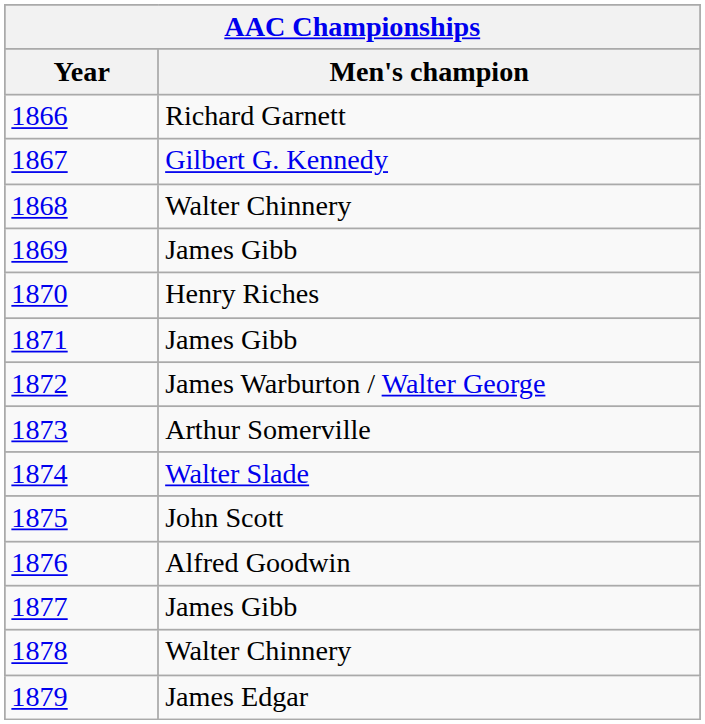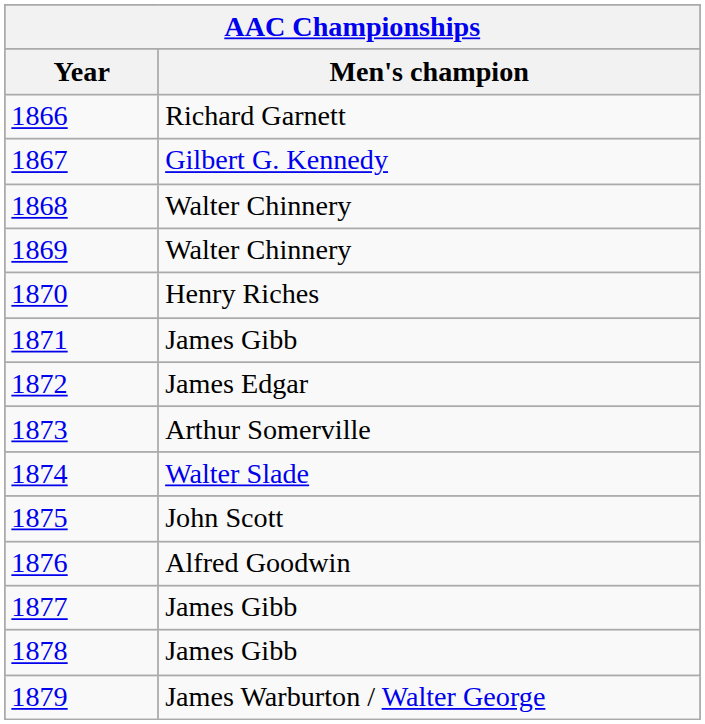(231, 250) James Gibb -> (258, 250) Walter Chinnery
(355, 384) James Warburton / Walter George -> (237, 384) James Edgar
(258, 652) Walter Chinnery -> (231, 652) James Gibb
(237, 696) James Edgar -> (355, 696) James Warburton / Walter George
